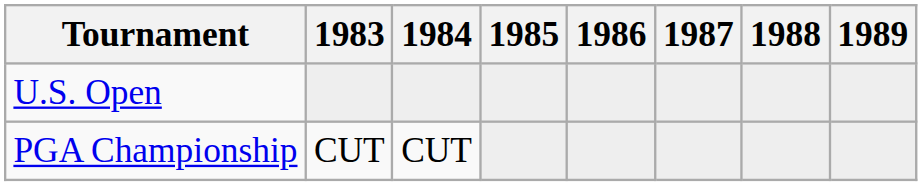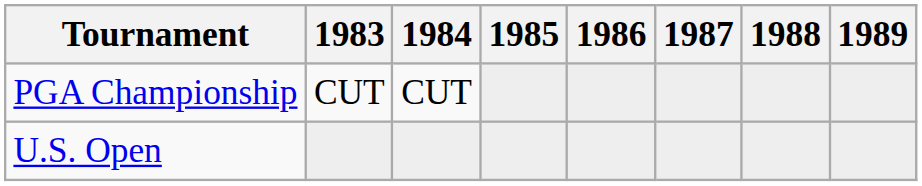rows swapped: (88, 92) <-> (155, 150)
